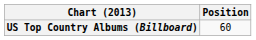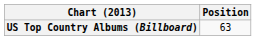(226, 28) 60 -> (226, 28) 63
